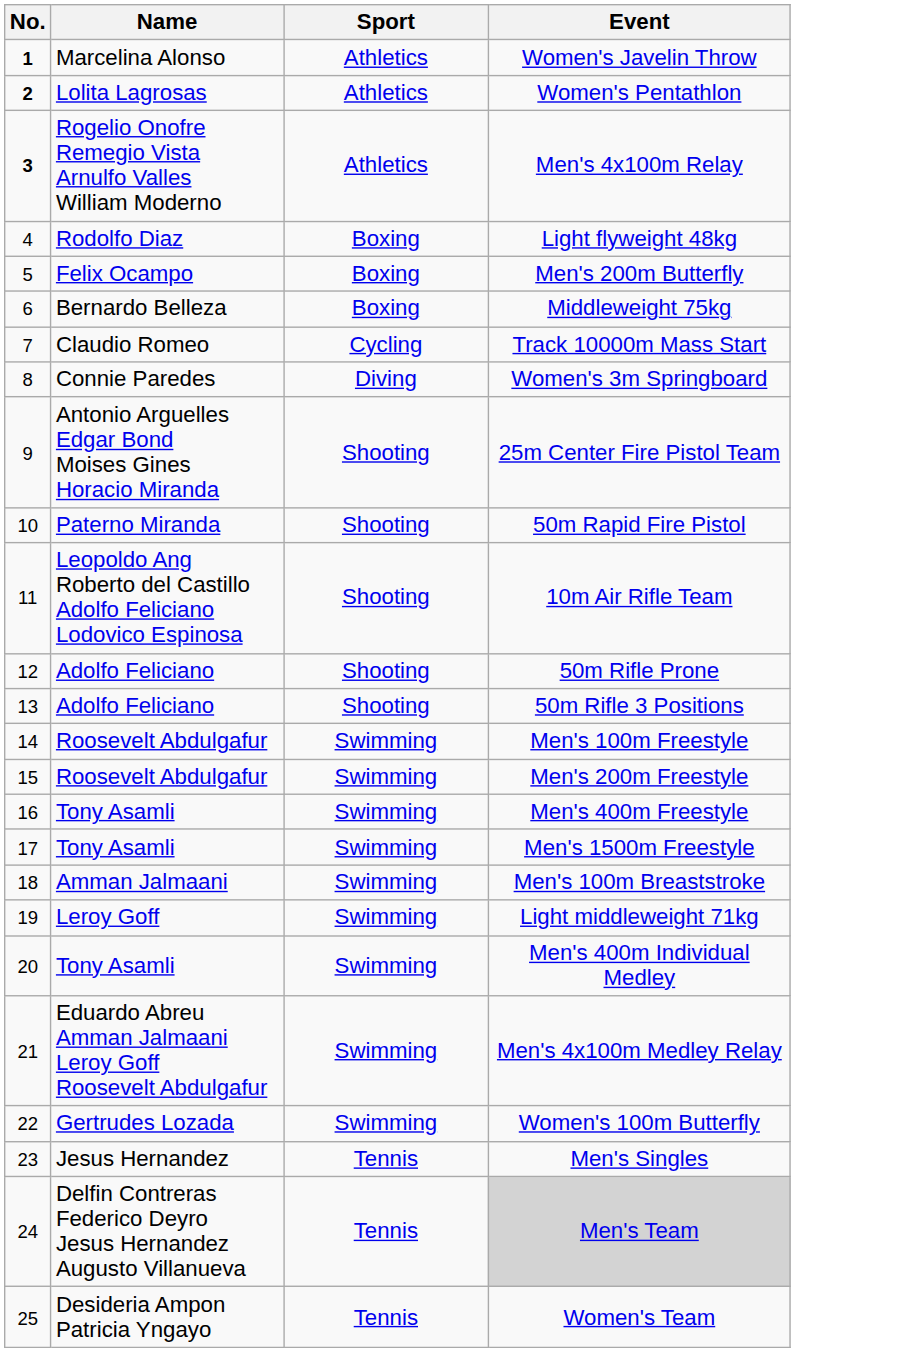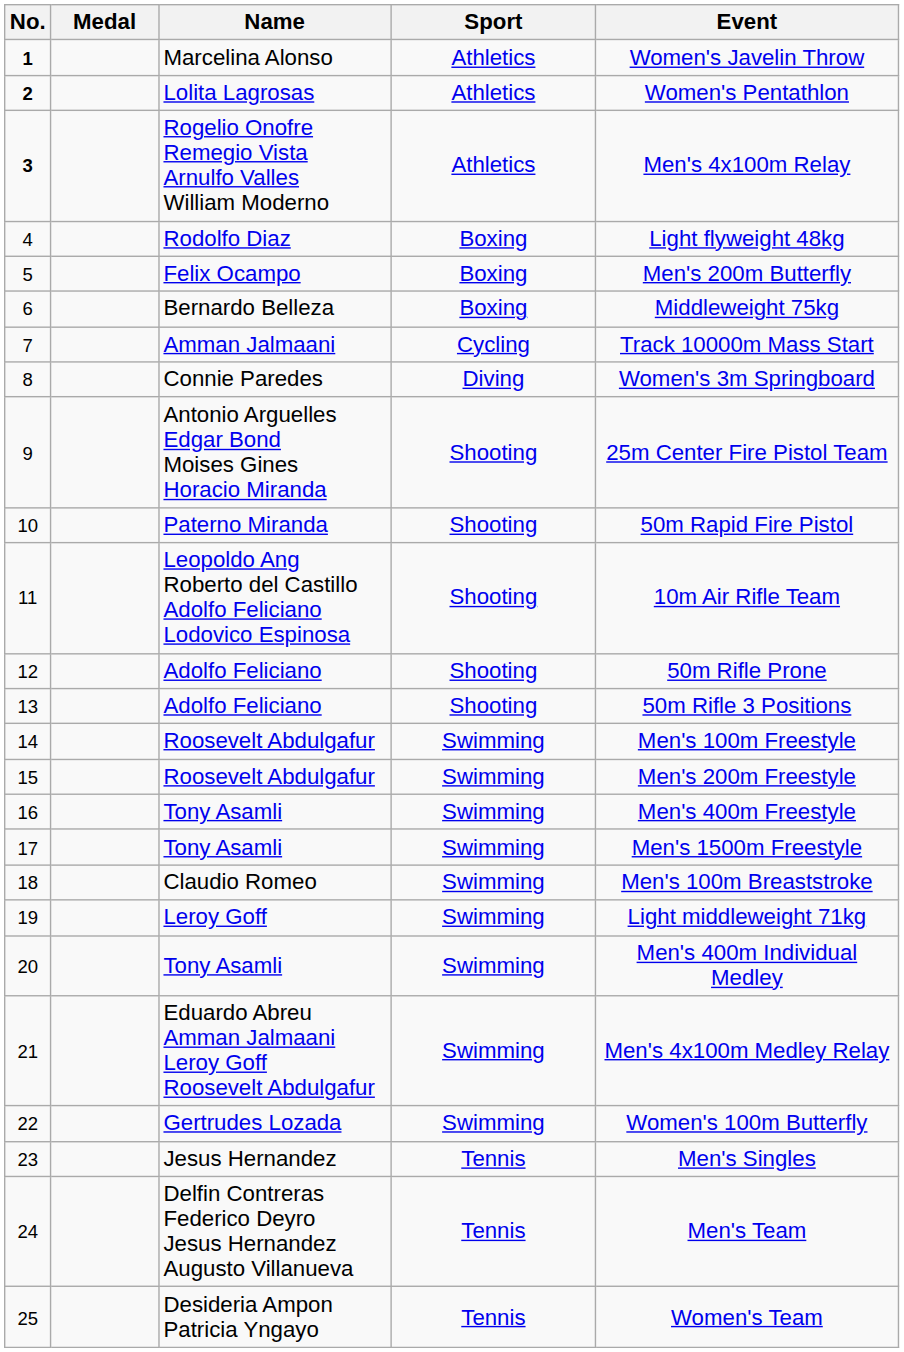+ column: (105, 22)
(133, 344) Claudio Romeo -> (249, 344) Amman Jalmaani
(142, 882) Amman Jalmaani -> (240, 882) Claudio Romeo
(639, 1231) lightgrey background -> (747, 1231) no background
